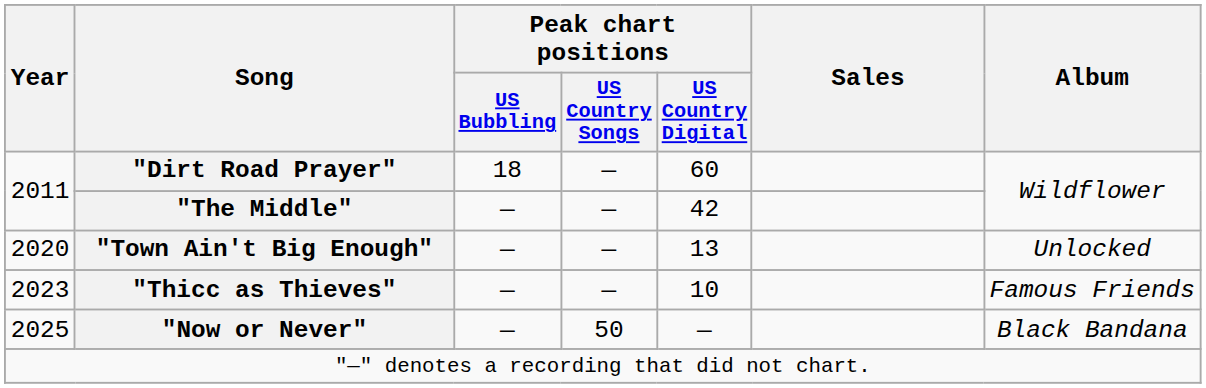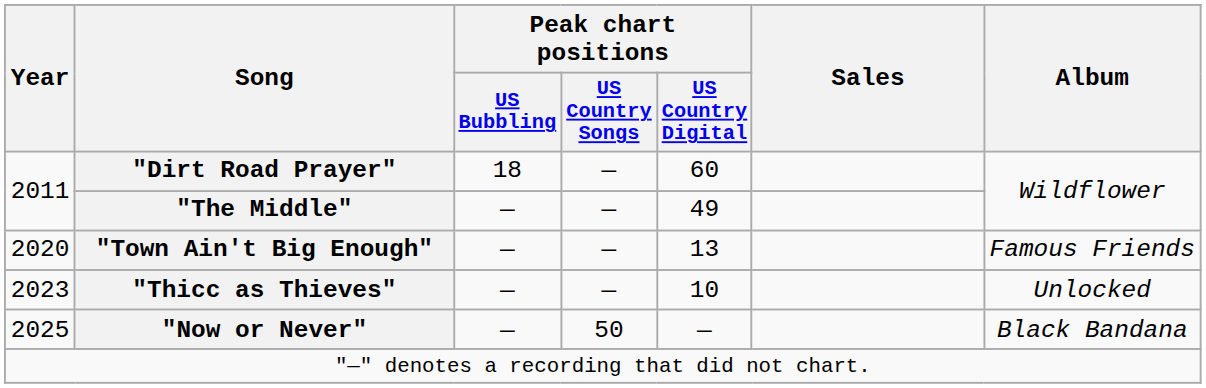(704, 210) 42 -> (704, 210) 49
(1092, 250) Unlocked -> (1092, 250) Famous Friends
(1092, 290) Famous Friends -> (1092, 290) Unlocked
